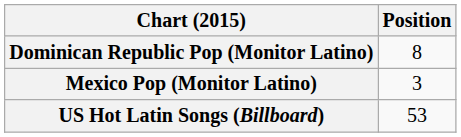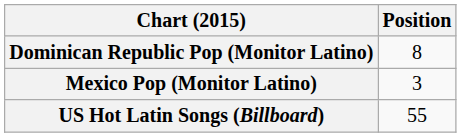(417, 115) 53 -> (417, 115) 55
